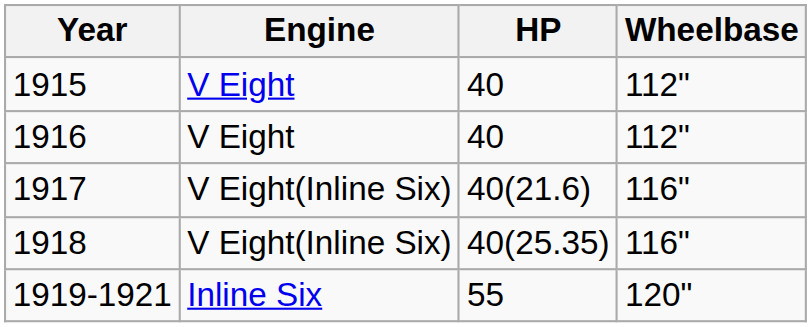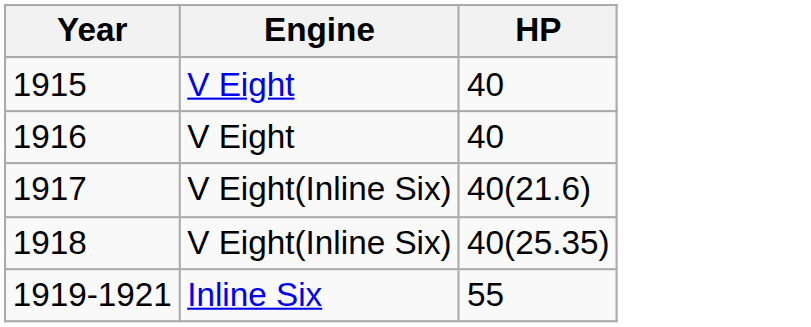- column: (712, 30)
